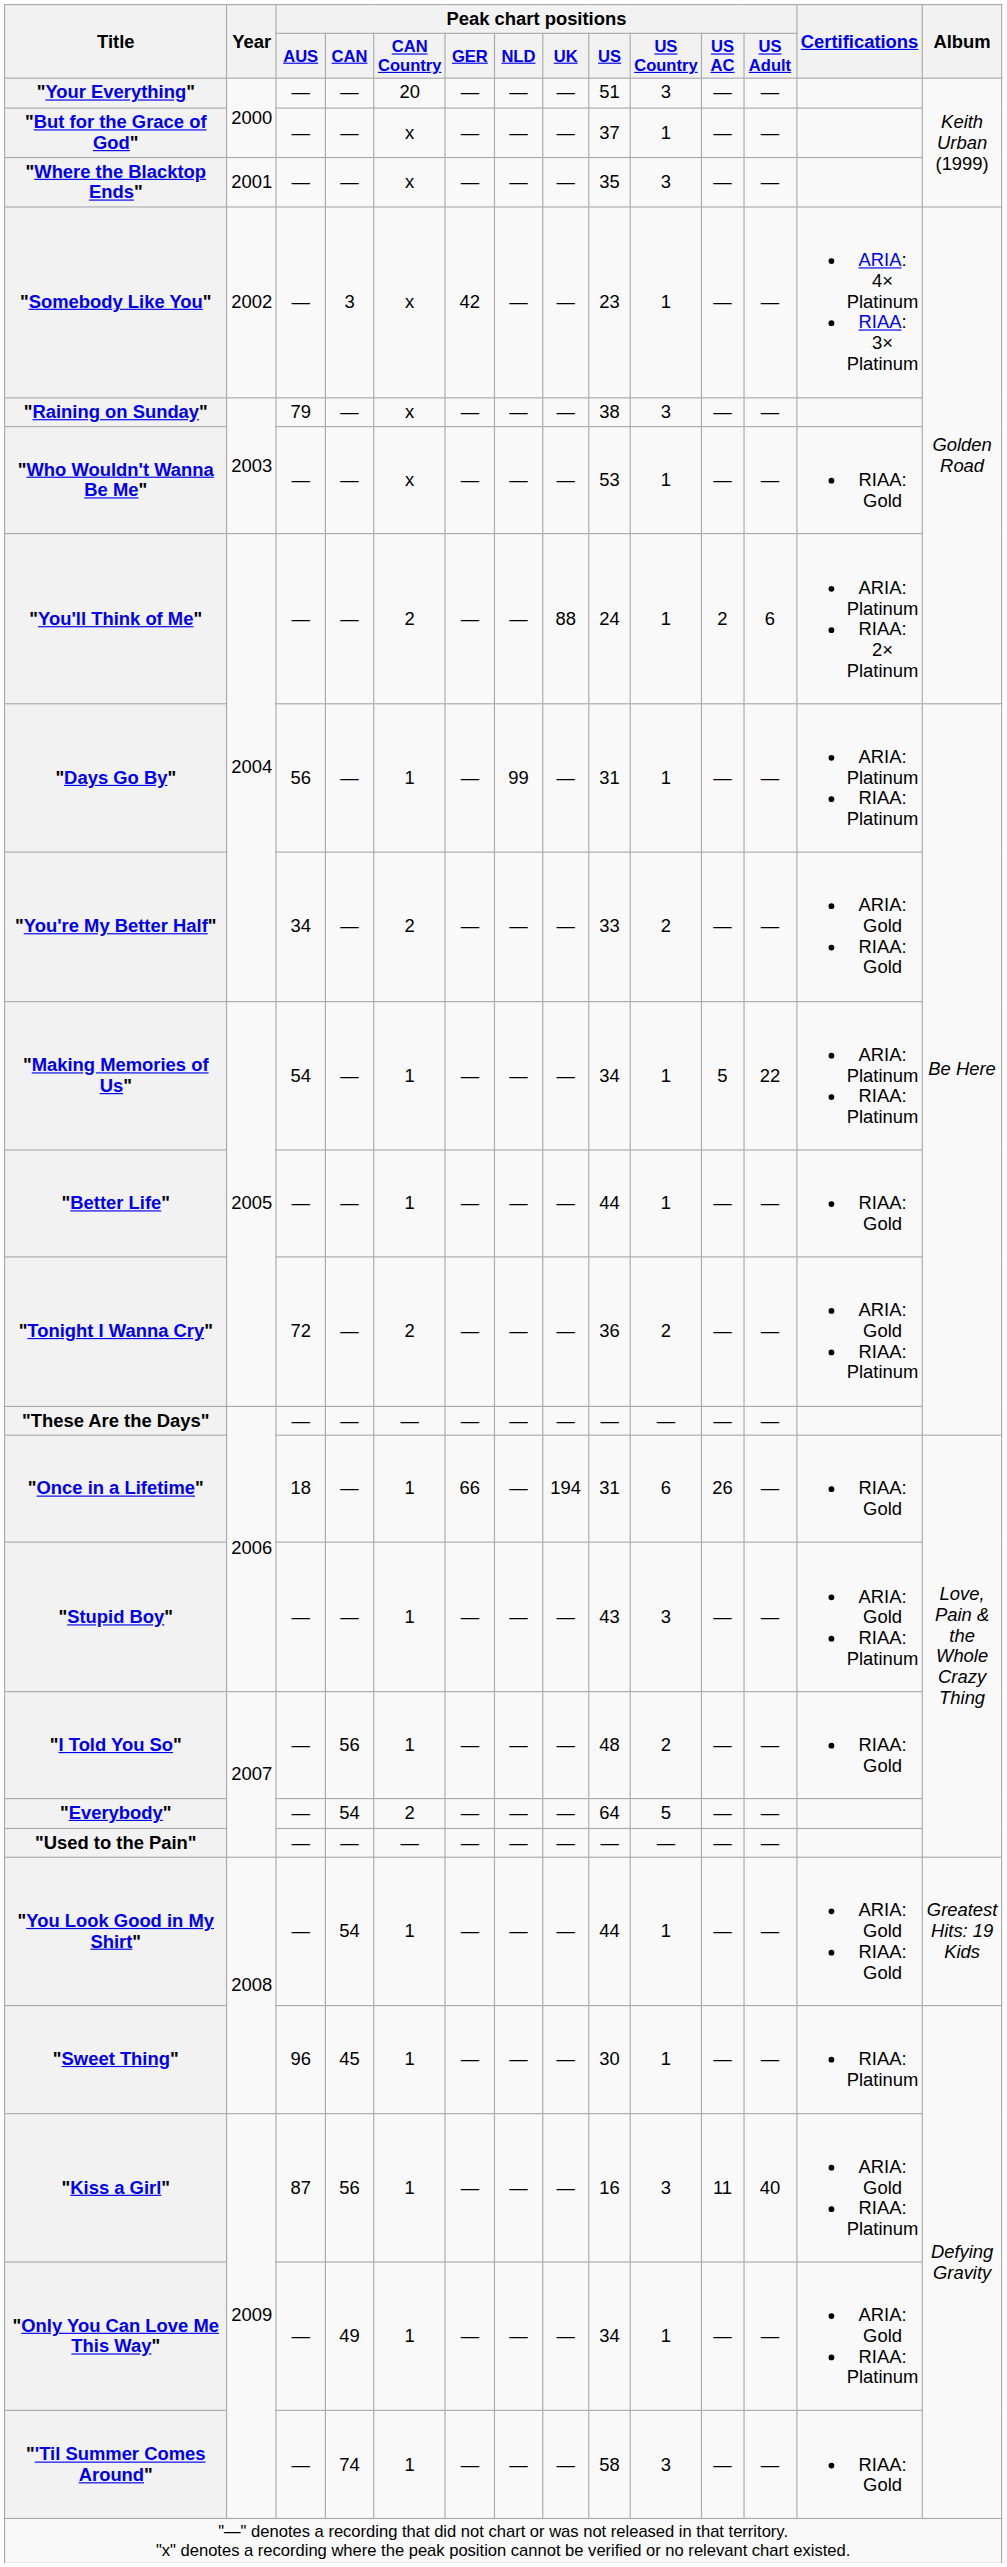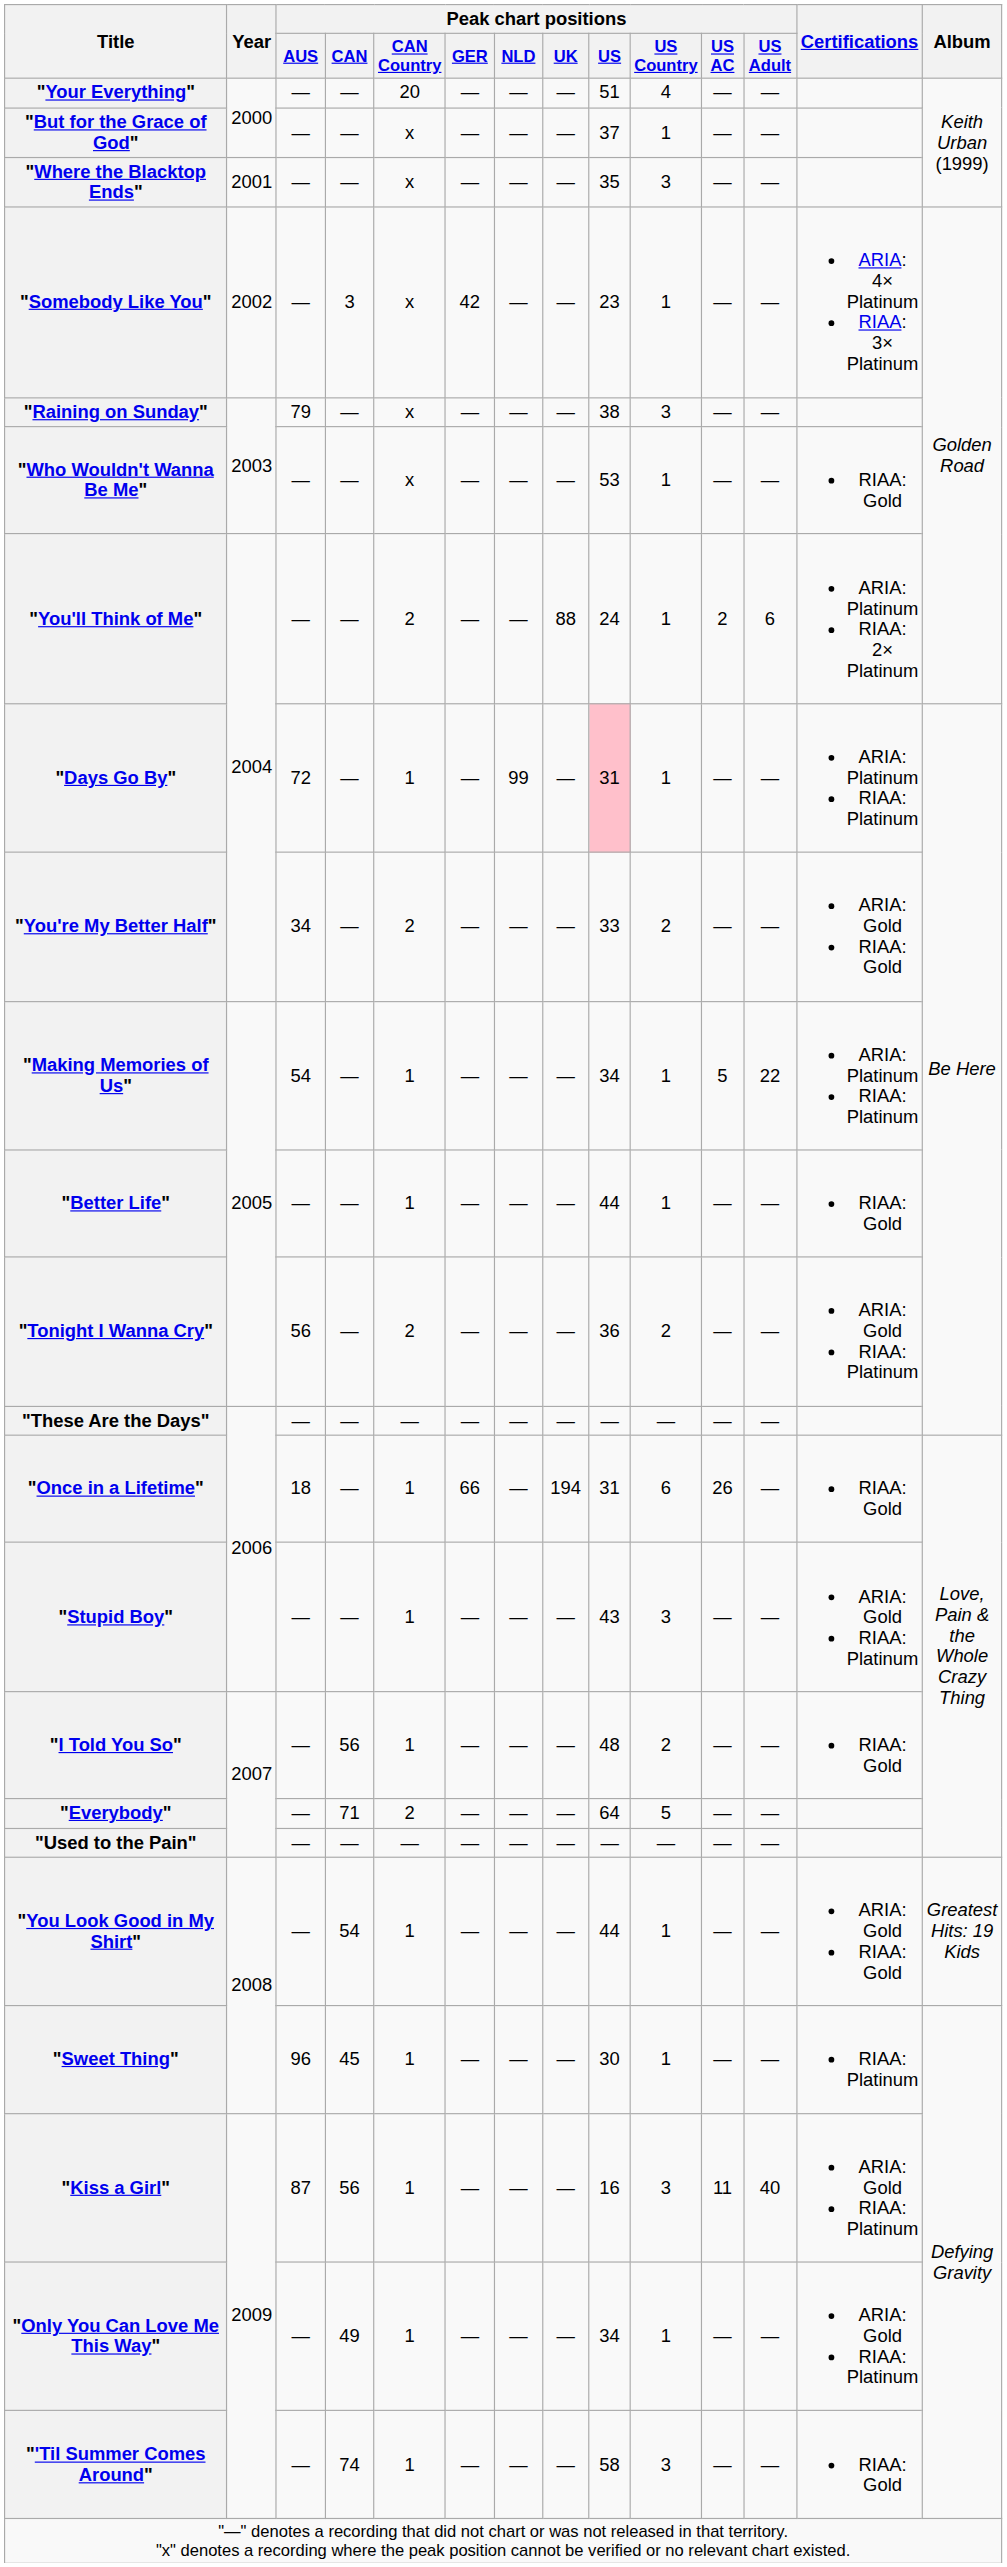(666, 92) 3 -> (666, 92) 4
(301, 777) 56 -> (301, 777) 72
(610, 777) no background -> (610, 777) pink background
(301, 1331) 72 -> (301, 1331) 56
(350, 1813) 54 -> (350, 1813) 71
